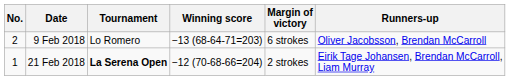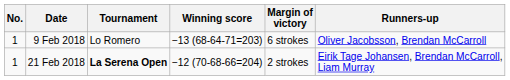(15, 40) 2 -> (15, 40) 1
